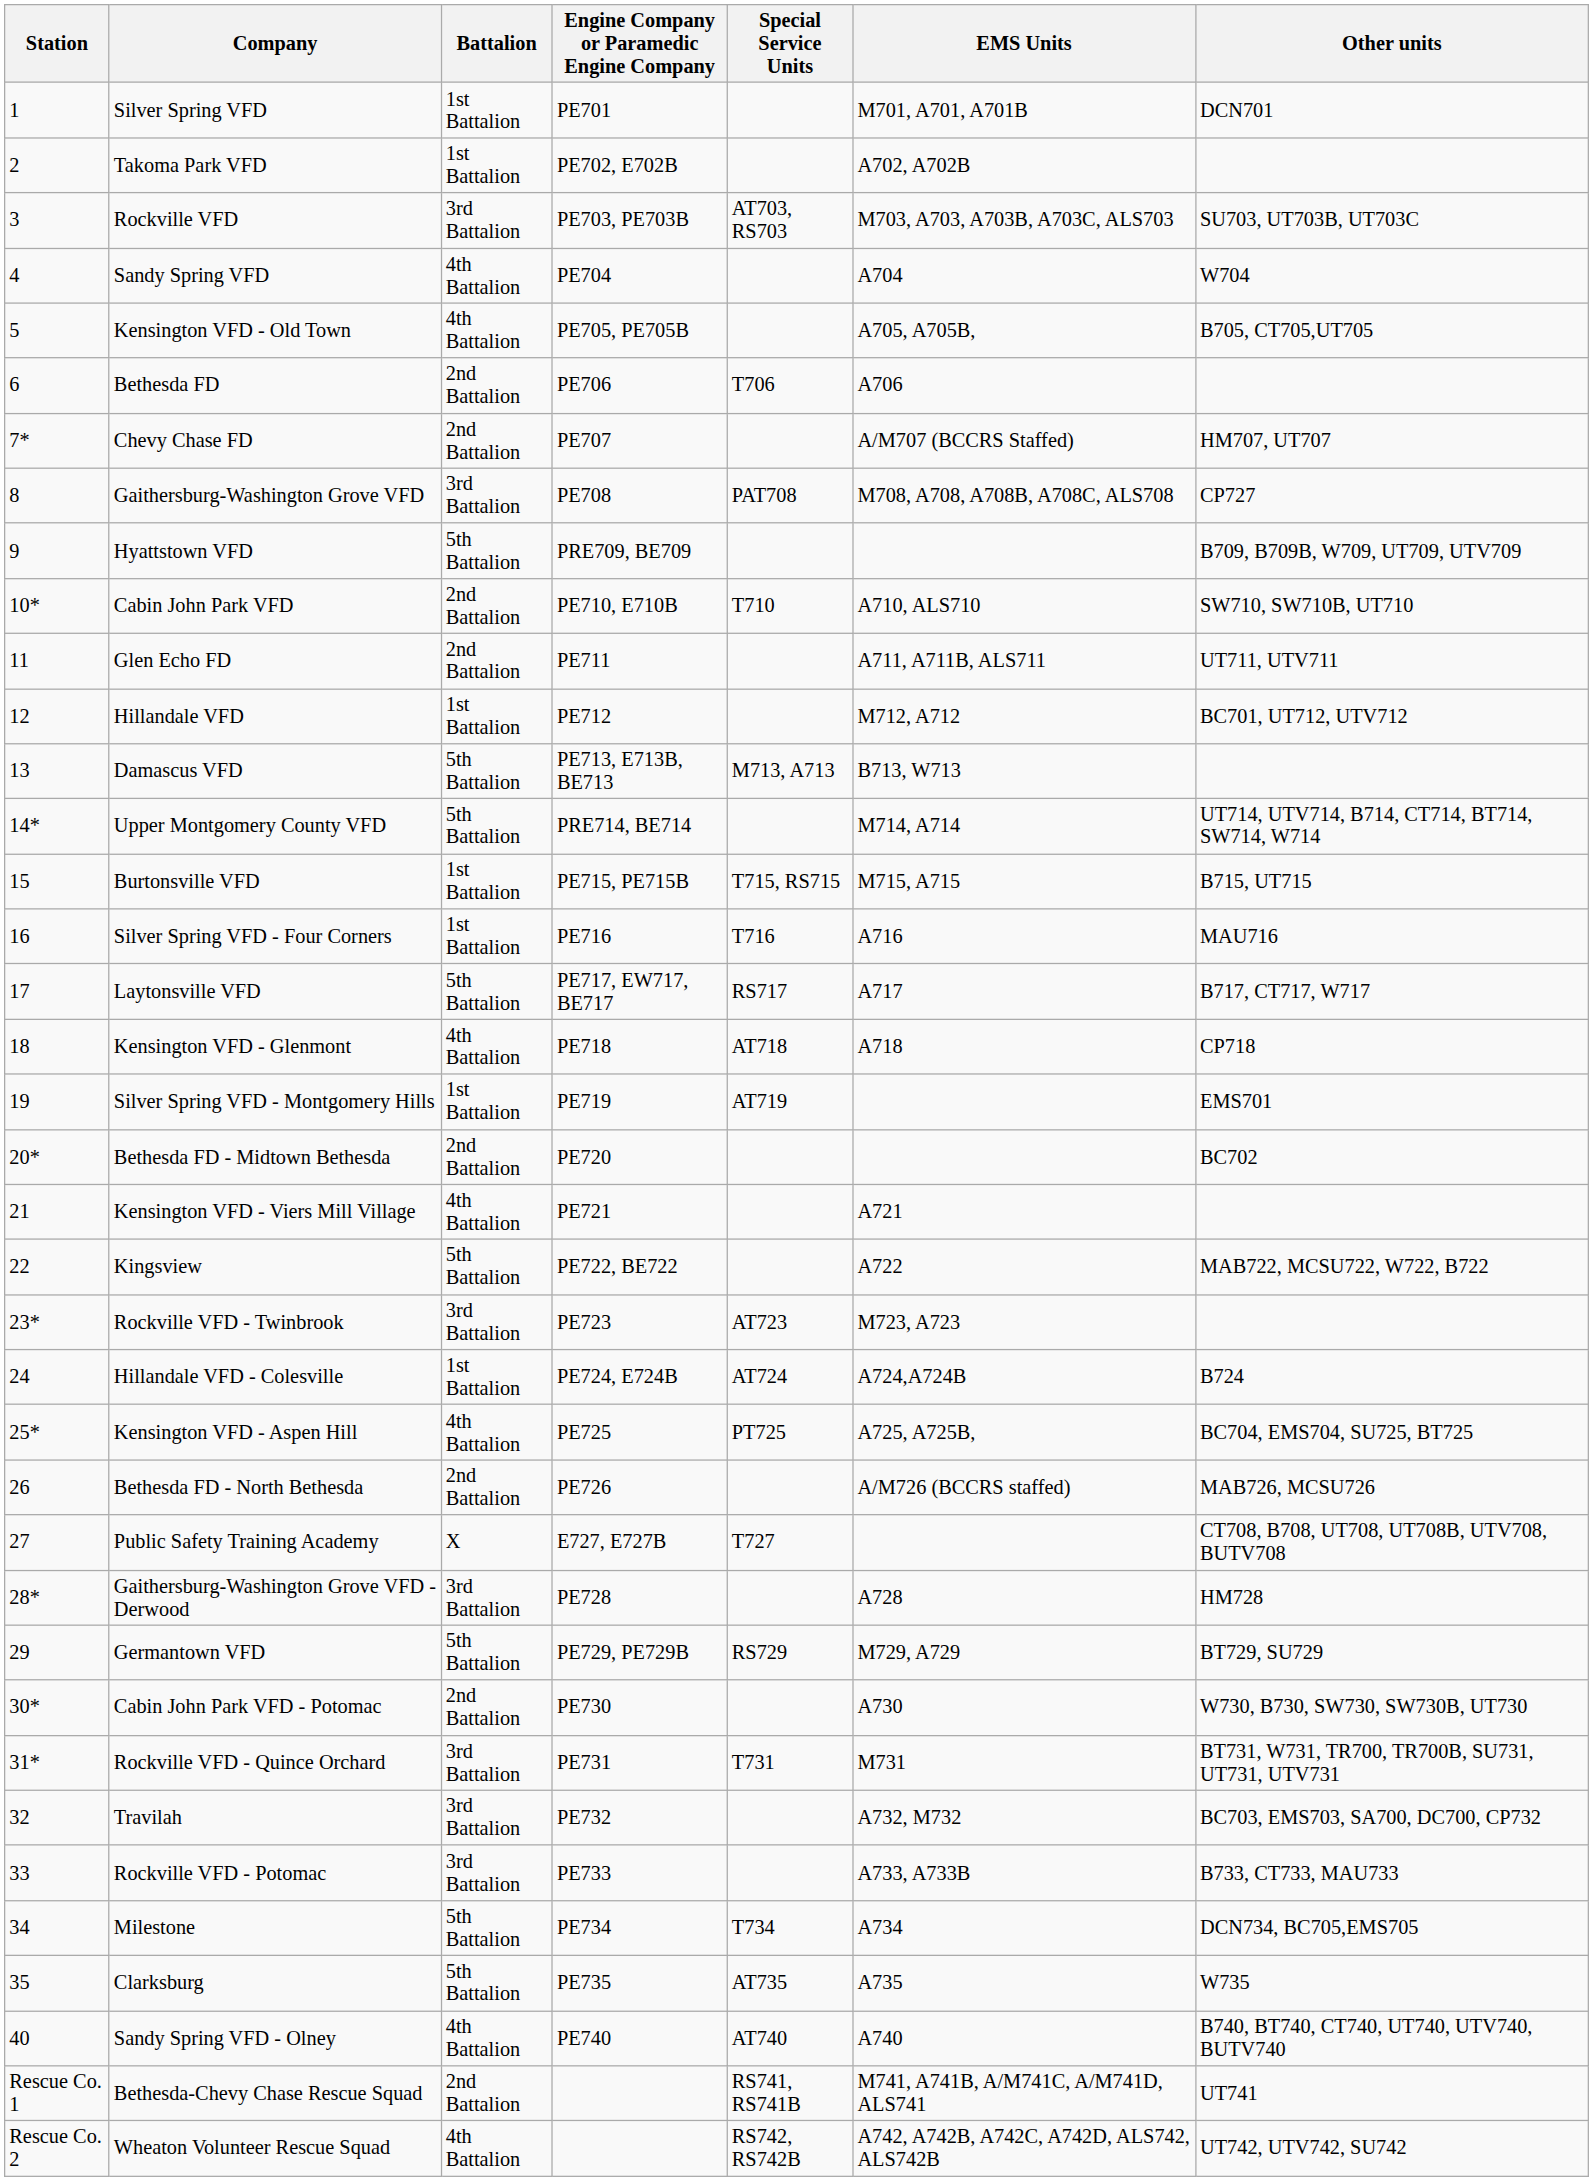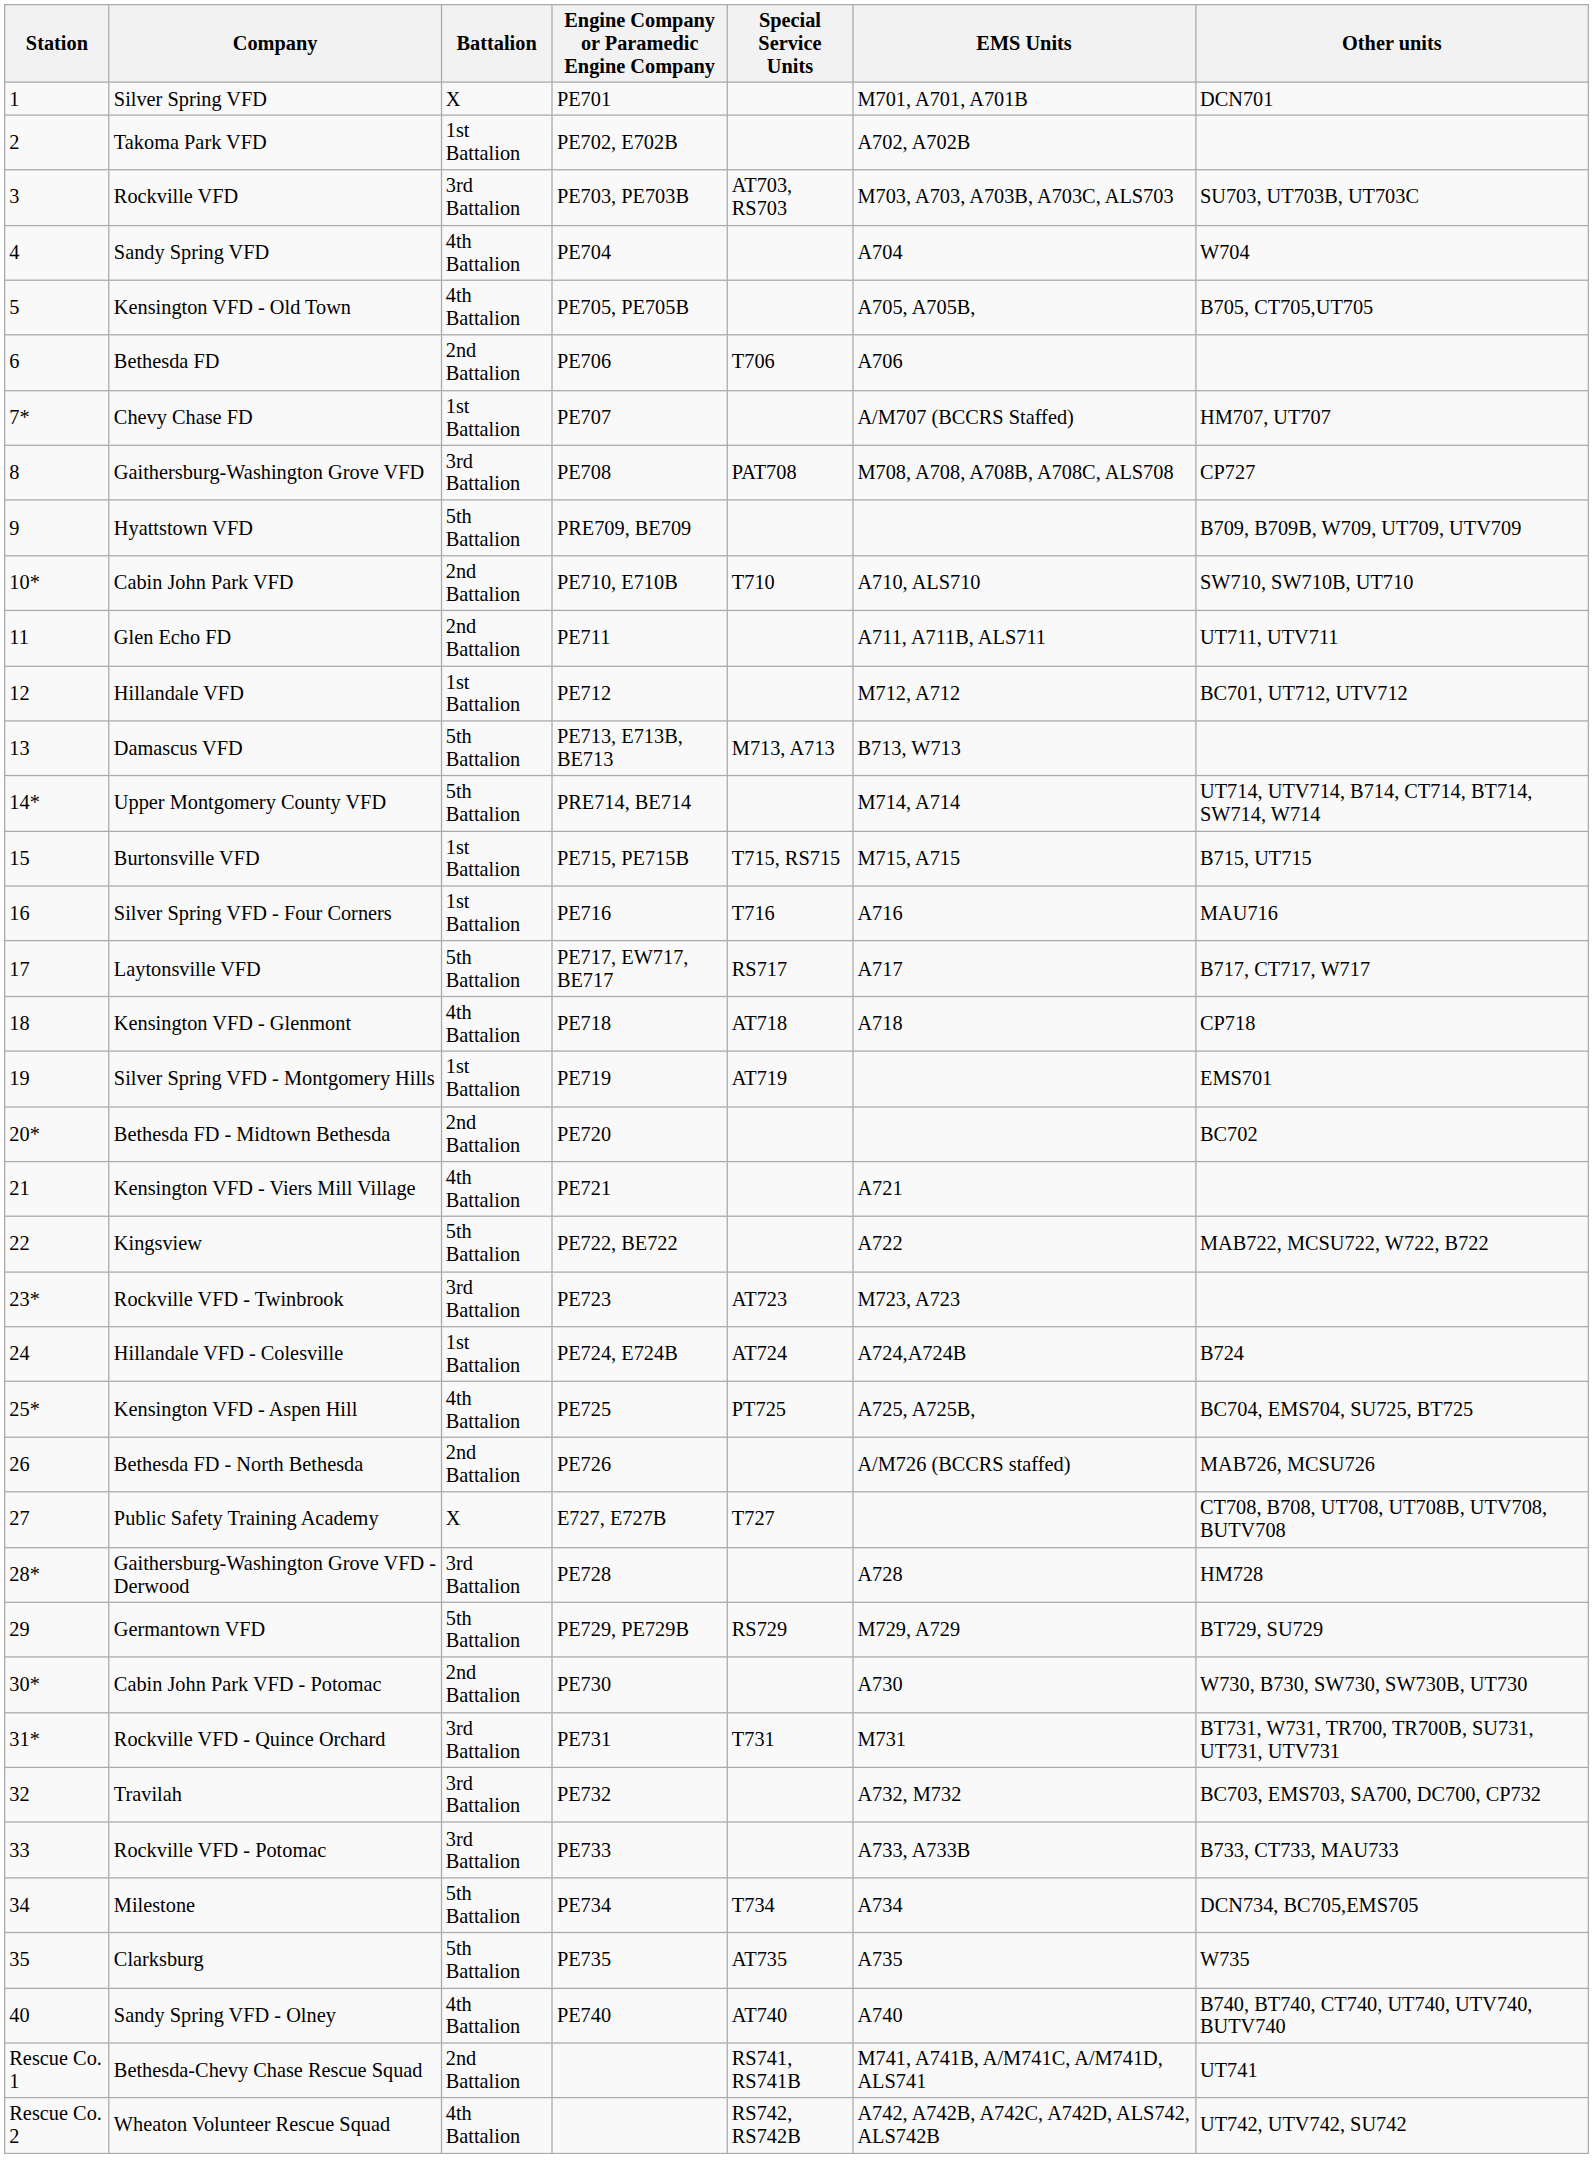(483, 109) 1st Battalion -> (453, 98) X
(483, 440) 2nd Battalion -> (483, 417) 1st Battalion
